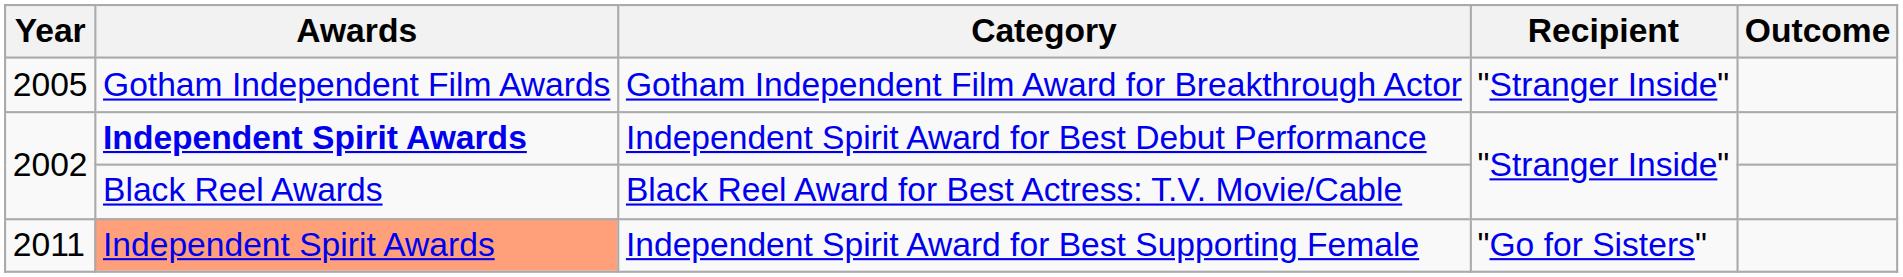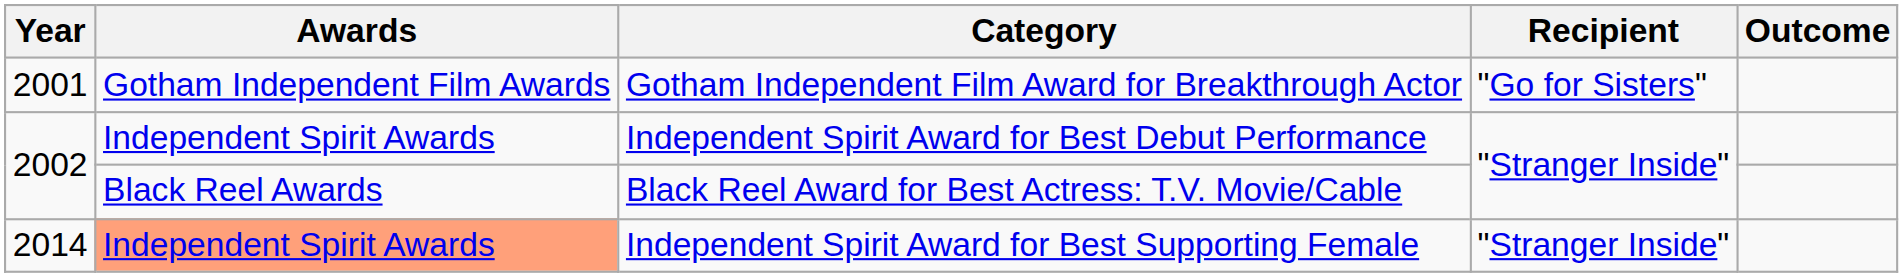(50, 84) 2005 -> (50, 84) 2001
(1603, 84) "Stranger Inside" -> (1592, 84) "Go for Sisters"
(315, 137) bold -> (299, 137) normal
(49, 244) 2011 -> (50, 244) 2014
(1592, 244) "Go for Sisters" -> (1603, 244) "Stranger Inside"
